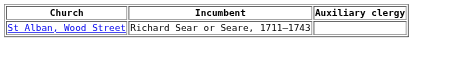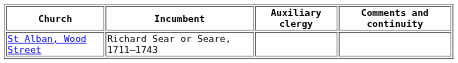+ column: (395, 18)
